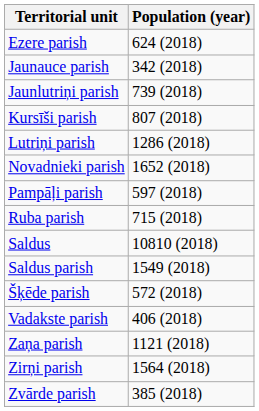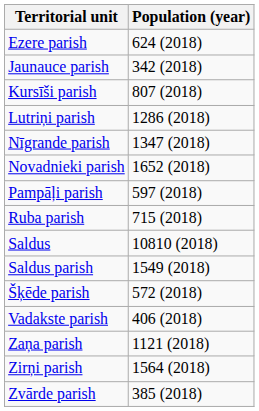- row: (63, 92)
+ row: (59, 142)
